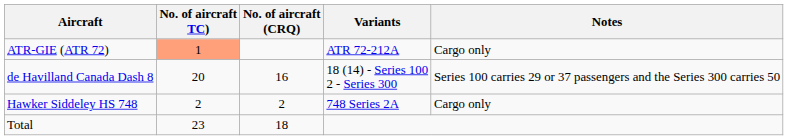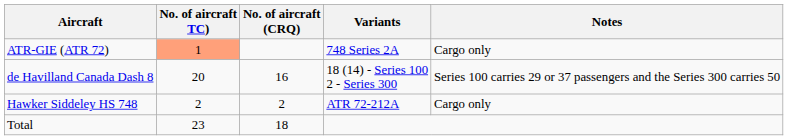(363, 49) ATR 72-212A -> (363, 49) 748 Series 2A
(363, 104) 748 Series 2A -> (363, 104) ATR 72-212A
